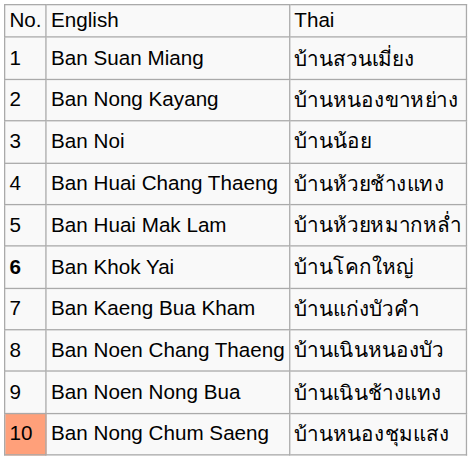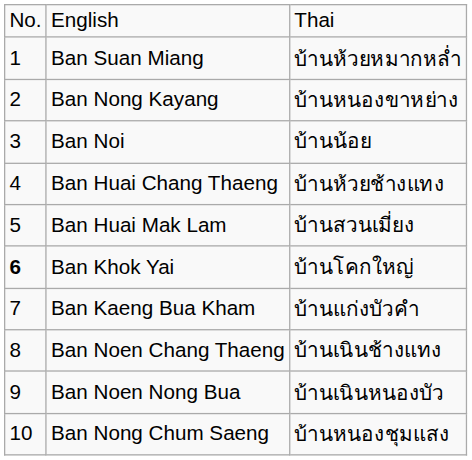(354, 58) บ้านสวนเมี่ยง -> (378, 58) บ้านห้วยหมากหล่ำ
(378, 225) บ้านห้วยหมากหล่ำ -> (354, 225) บ้านสวนเมี่ยง
(369, 351) บ้านเนินหนองบัว -> (368, 351) บ้านเนินช้างแทง
(368, 392) บ้านเนินช้างแทง -> (369, 392) บ้านเนินหนองบัว
(21, 433) lightsalmon background -> (21, 433) no background
